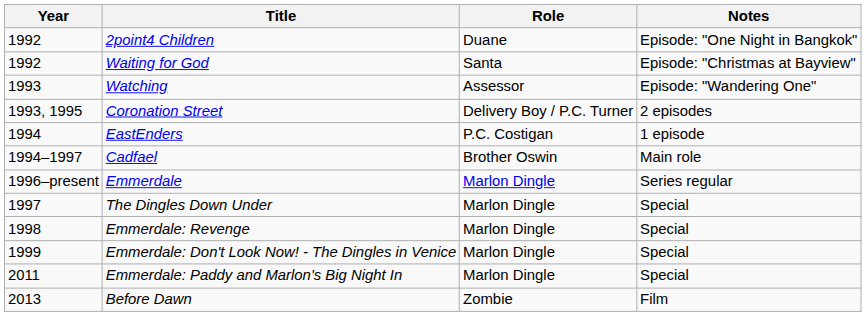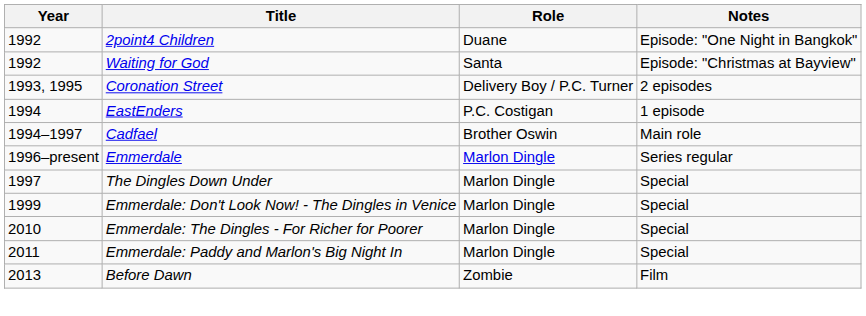- row: (137, 87)
- row: (178, 228)
+ row: (264, 228)
